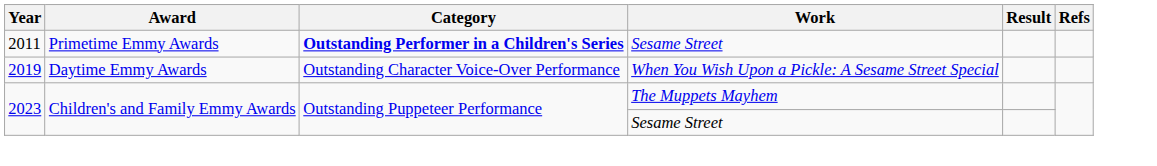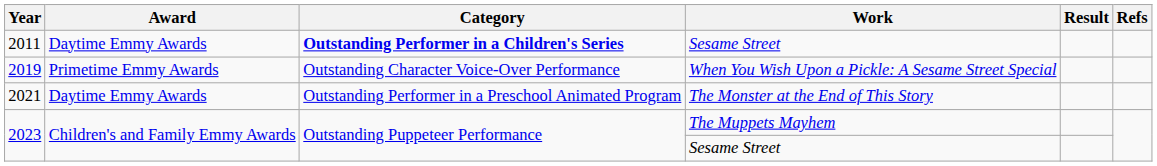(134, 43) Primetime Emmy Awards -> (128, 43) Daytime Emmy Awards
(128, 69) Daytime Emmy Awards -> (134, 69) Primetime Emmy Awards
+ row: (25, 95)
